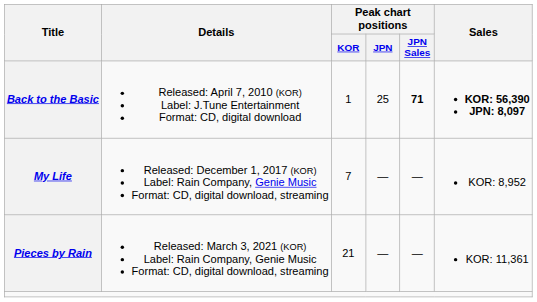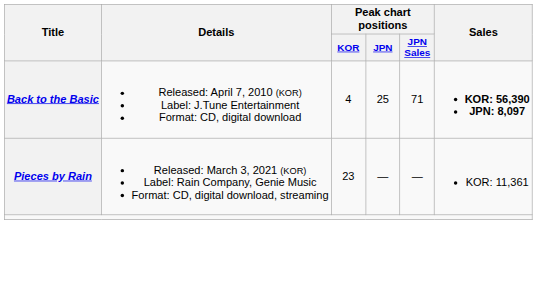(348, 99) 1 -> (348, 99) 4
(417, 99) bold -> (417, 99) normal
- row: (53, 176)
(348, 253) 21 -> (348, 176) 23
